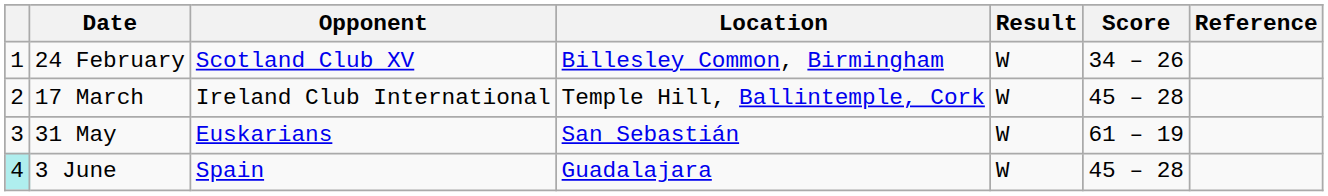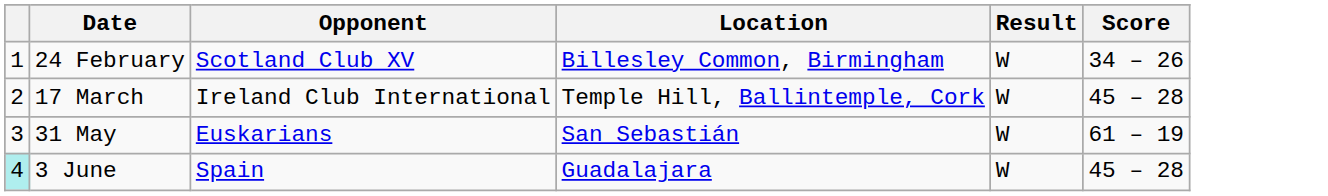- column: (1256, 23)
